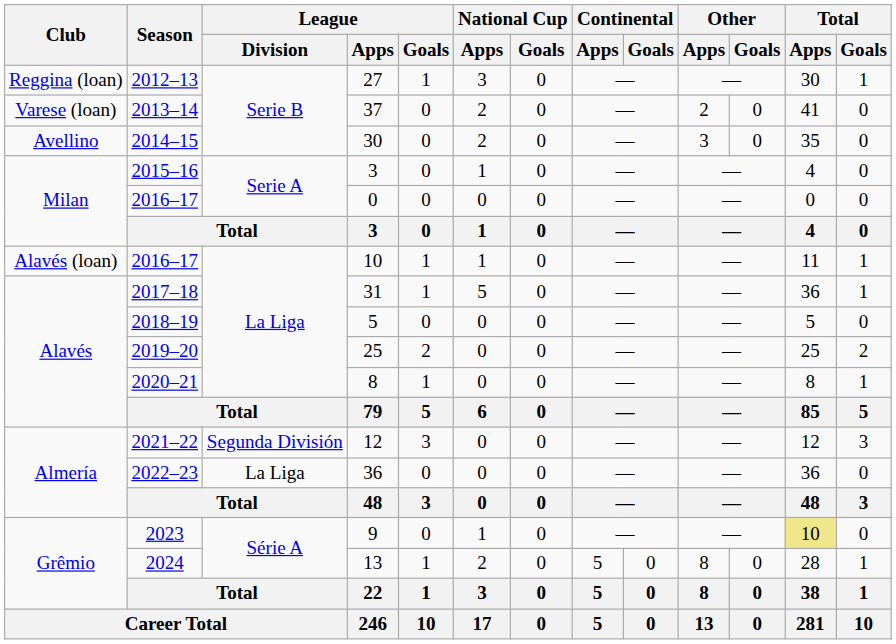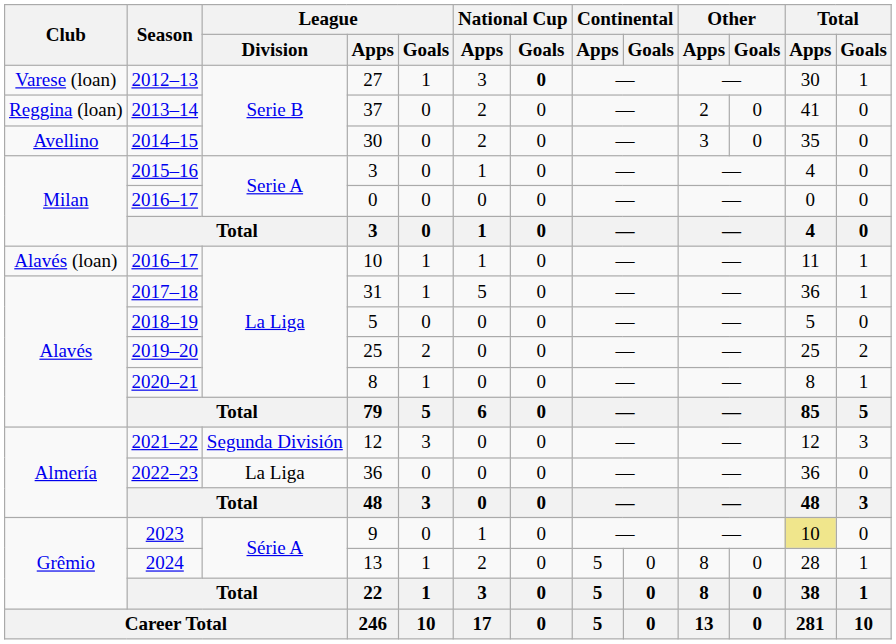(66, 79) Reggina (loan) -> (66, 79) Varese (loan)
(541, 79) normal -> (541, 79) bold
(66, 110) Varese (loan) -> (66, 110) Reggina (loan)
